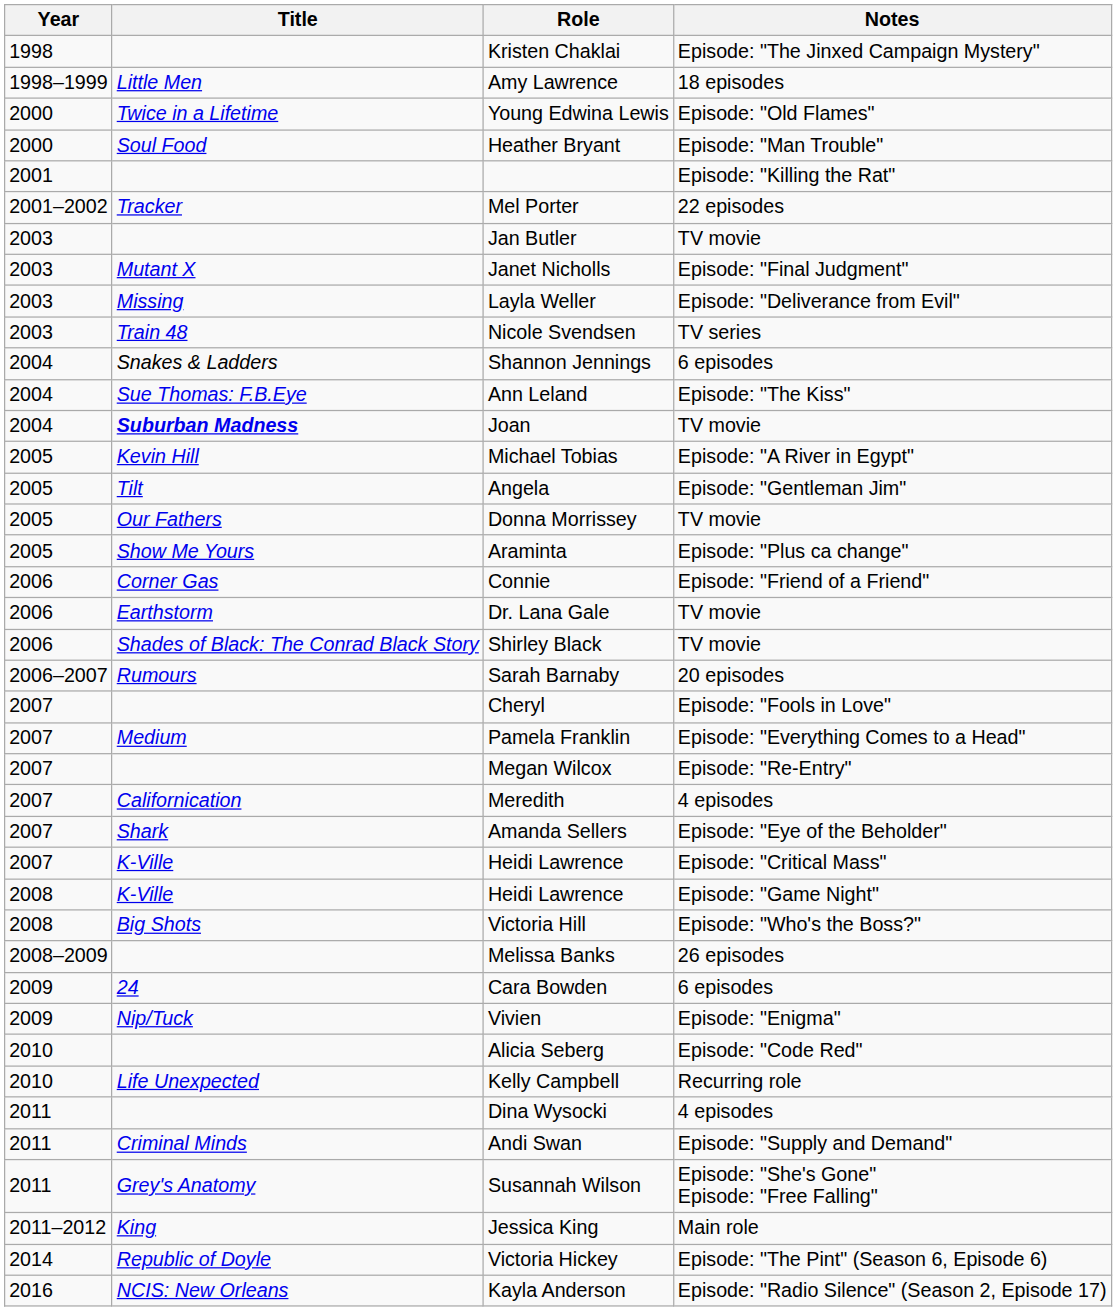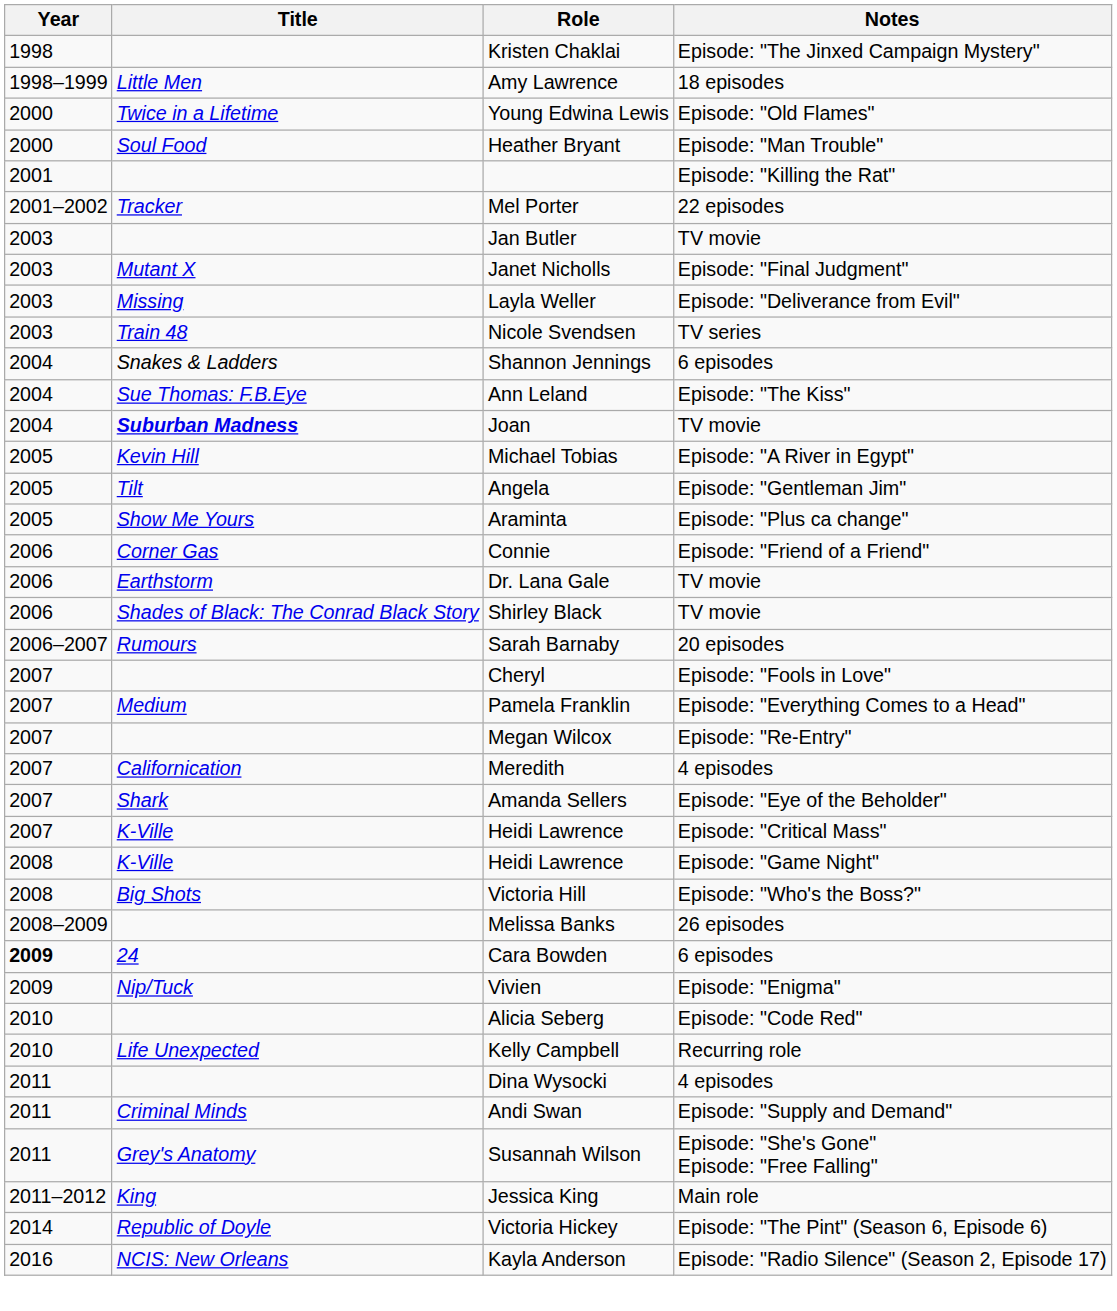- row: (562, 519)
(31, 987) normal -> (31, 956) bold
